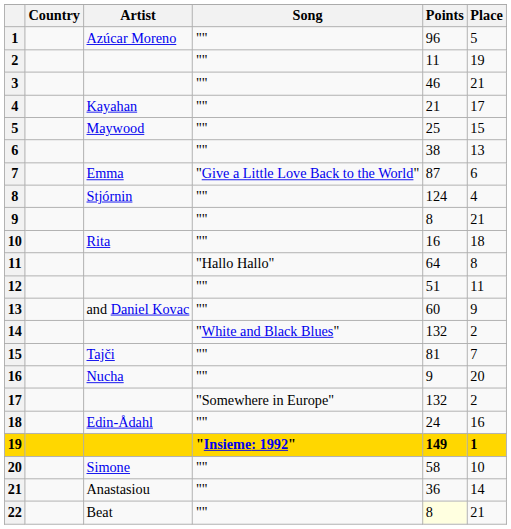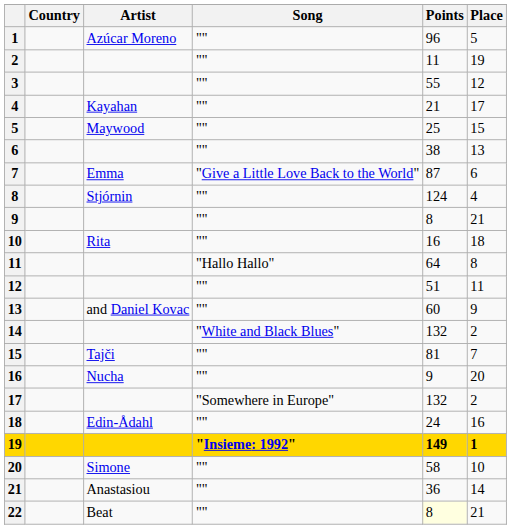(433, 83) 46 -> (433, 83) 55
(477, 83) 21 -> (477, 83) 12
